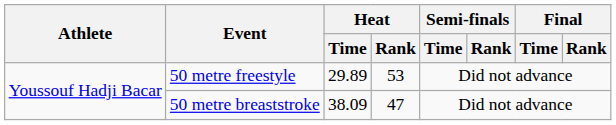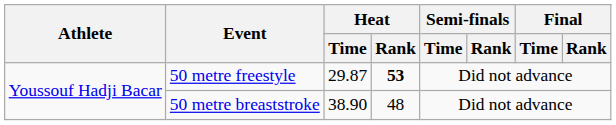(348, 76) 29.89 -> (348, 76) 29.87
(396, 76) normal -> (396, 76) bold
(348, 105) 38.09 -> (348, 105) 38.90
(396, 105) 47 -> (396, 105) 48
